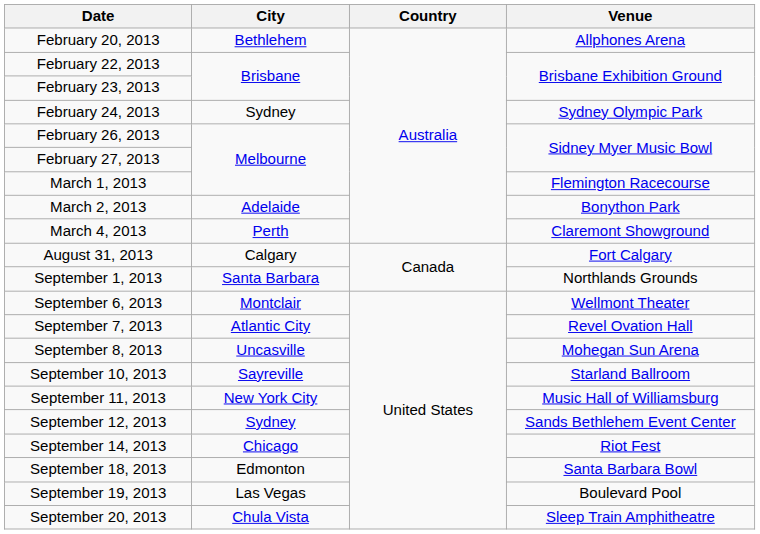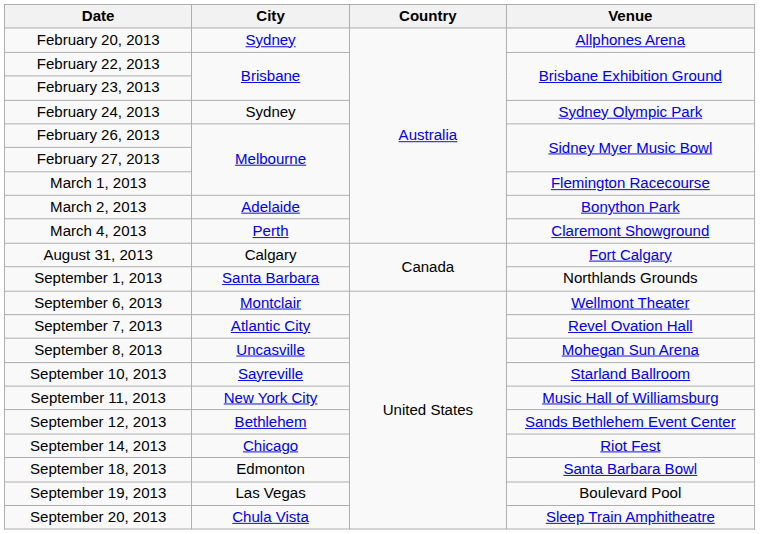(271, 40) Bethlehem -> (271, 40) Sydney
(271, 421) Sydney -> (271, 421) Bethlehem
